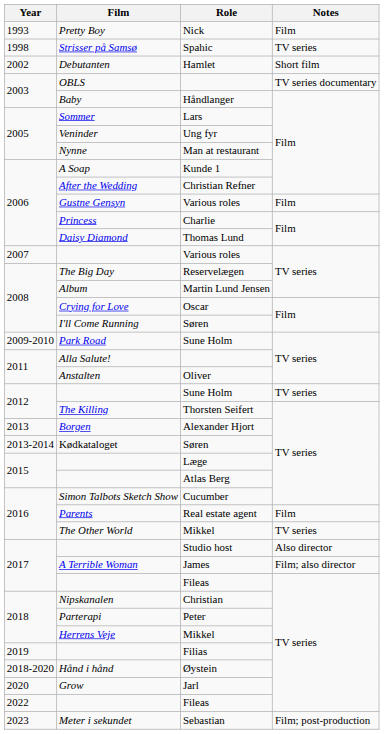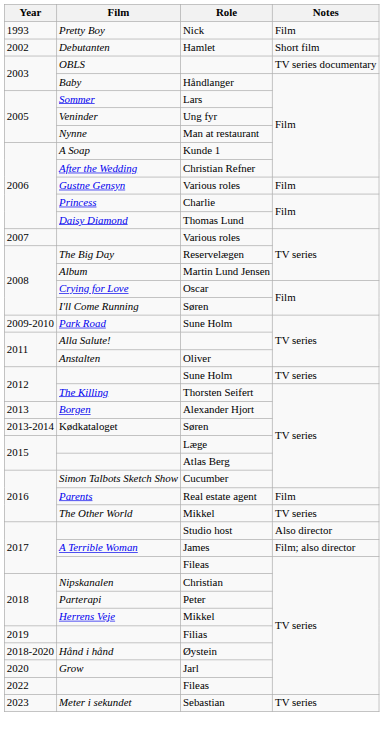- row: (18, 47)
(323, 720) Film; post-production -> (296, 703) TV series
